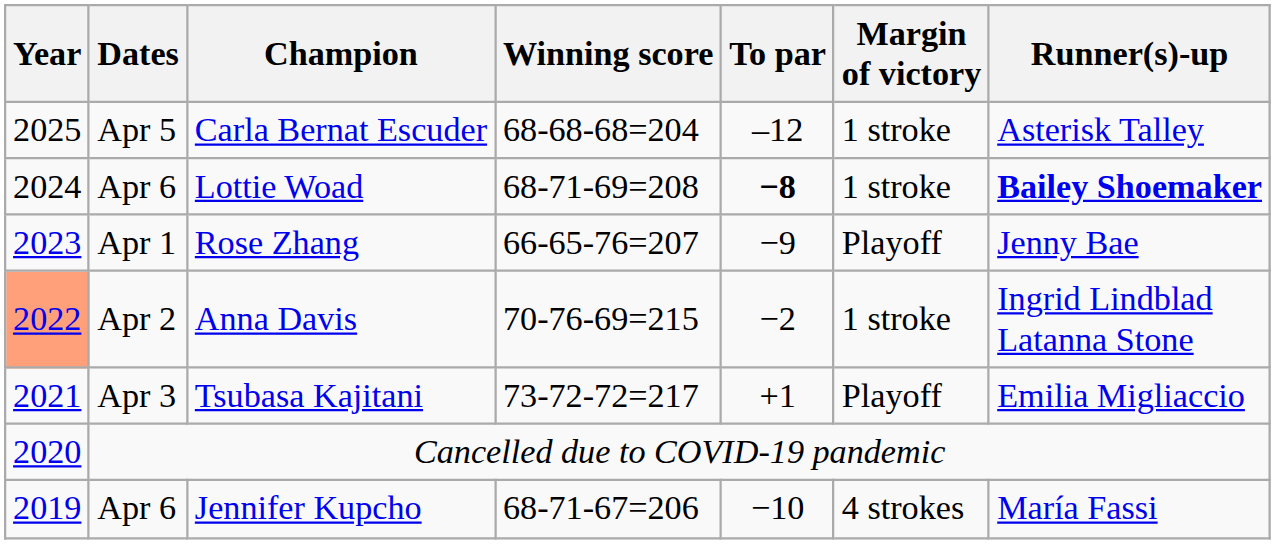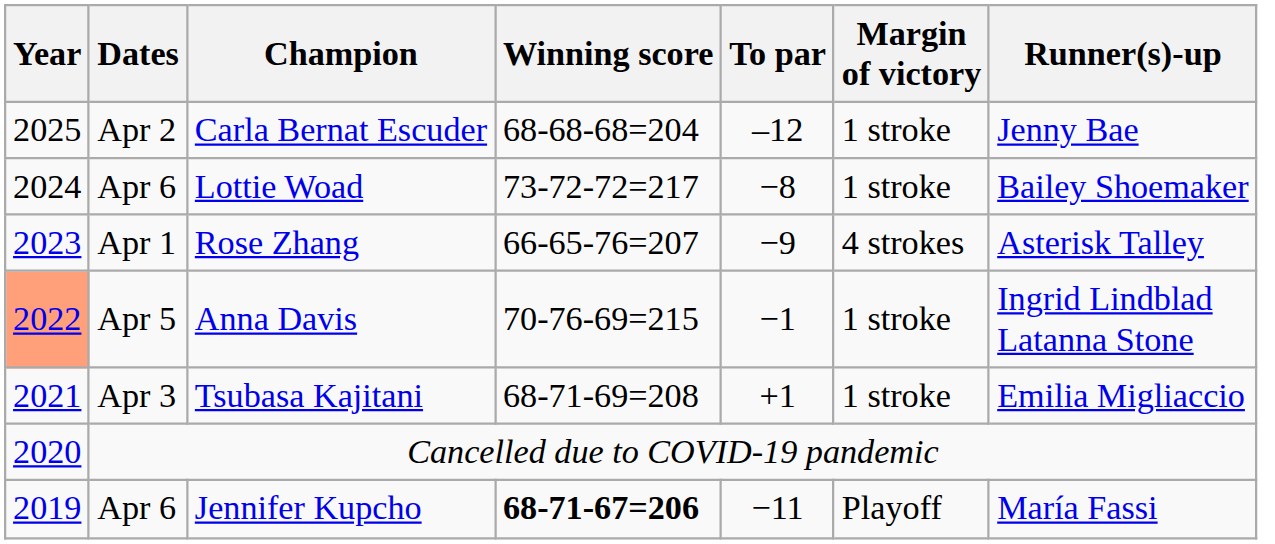(137, 129) Apr 5 -> (137, 129) Apr 2
(1101, 129) Asterisk Talley -> (1068, 129) Jenny Bae
(601, 186) 68-71-69=208 -> (601, 186) 73-72-72=217
(778, 186) bold -> (778, 186) normal
(1130, 186) bold -> (1123, 186) normal
(892, 242) Playoff -> (903, 242) 4 strokes
(1068, 242) Jenny Bae -> (1101, 242) Asterisk Talley
(137, 319) Apr 2 -> (137, 319) Apr 5
(778, 319) −2 -> (778, 319) −1
(601, 395) 73-72-72=217 -> (601, 395) 68-71-69=208
(892, 395) Playoff -> (896, 395) 1 stroke
(601, 508) normal -> (601, 508) bold
(778, 508) −10 -> (778, 508) −11
(903, 508) 4 strokes -> (892, 508) Playoff
